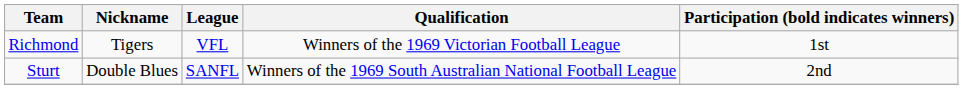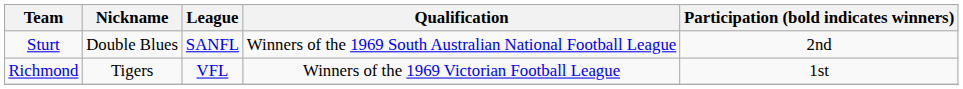rows swapped: (43, 44) <-> (43, 71)
